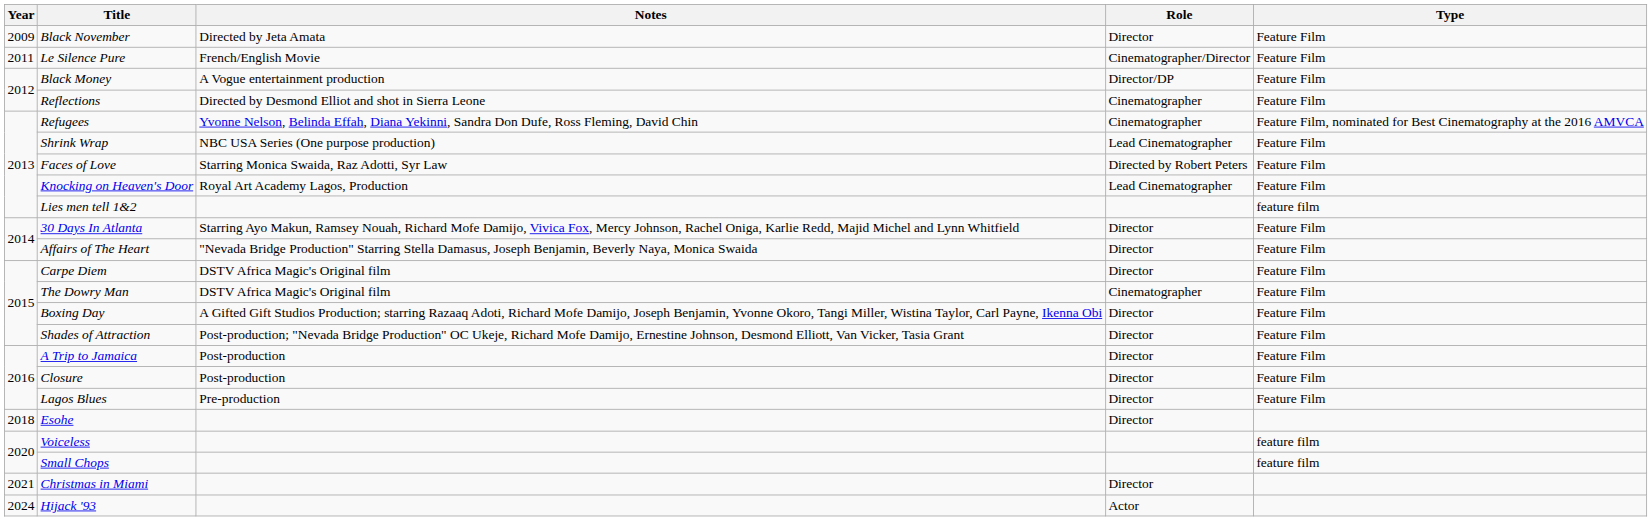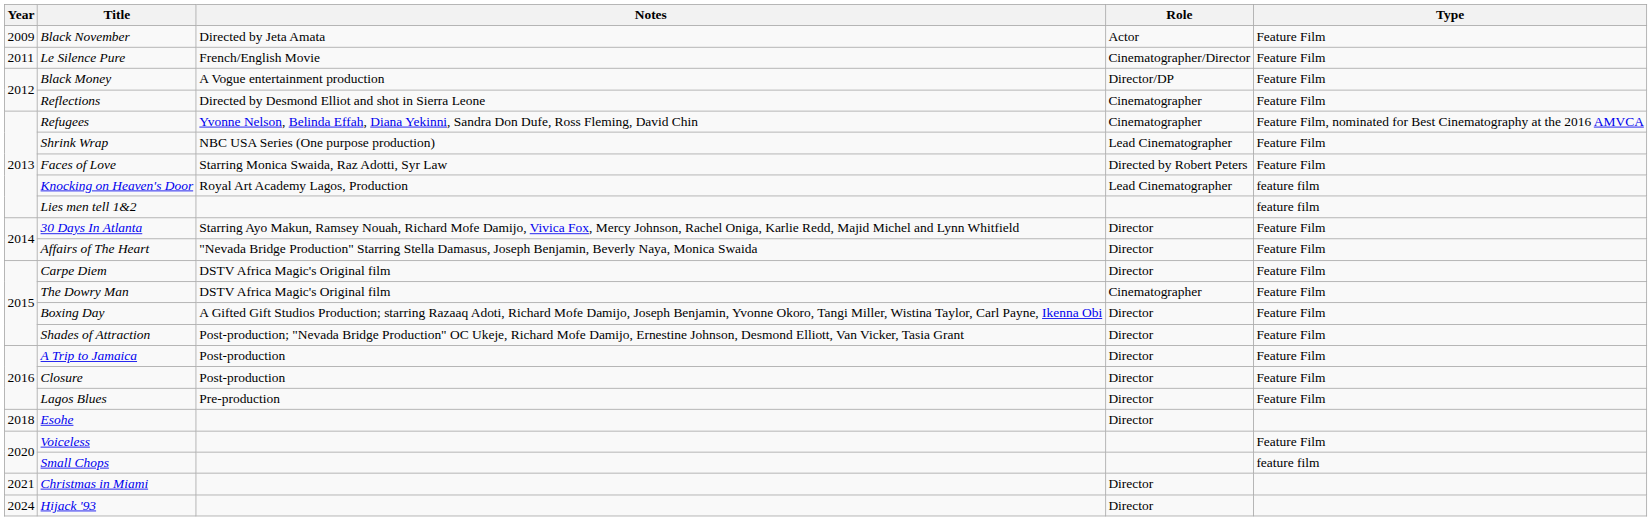(1131, 36) Director -> (1124, 36) Actor
(1291, 185) Feature Film -> (1288, 185) feature film
(1288, 441) feature film -> (1291, 441) Feature Film
(1124, 505) Actor -> (1131, 505) Director
